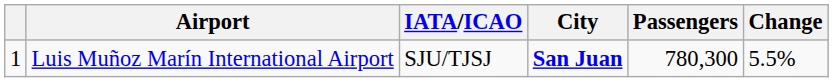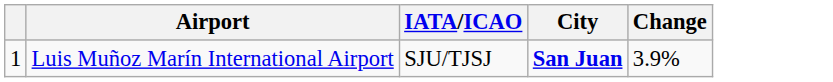- column: (685, 22)
(772, 58) 5.5% -> (656, 58) 3.9%
